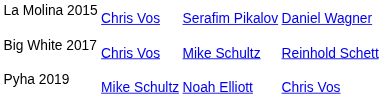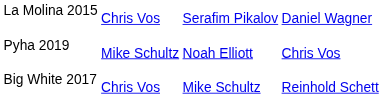rows swapped: (50, 45) <-> (36, 79)
